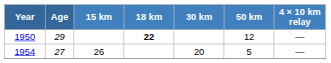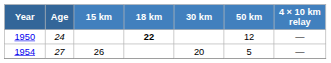(60, 37) 29 -> (60, 37) 24
